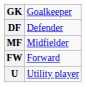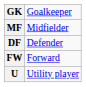rows swapped: (14, 27) <-> (14, 43)
